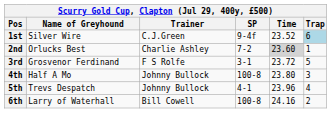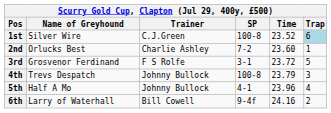(247, 37) 9-4f -> (249, 37) 100-8
(283, 50) lightgrey background -> (283, 50) no background
(50, 75) Half A Mo -> (62, 75) Trevs Despatch
(283, 75) 23.80 -> (283, 75) 23.79
(62, 88) Trevs Despatch -> (50, 88) Half A Mo
(249, 101) 100-8 -> (247, 101) 9-4f
